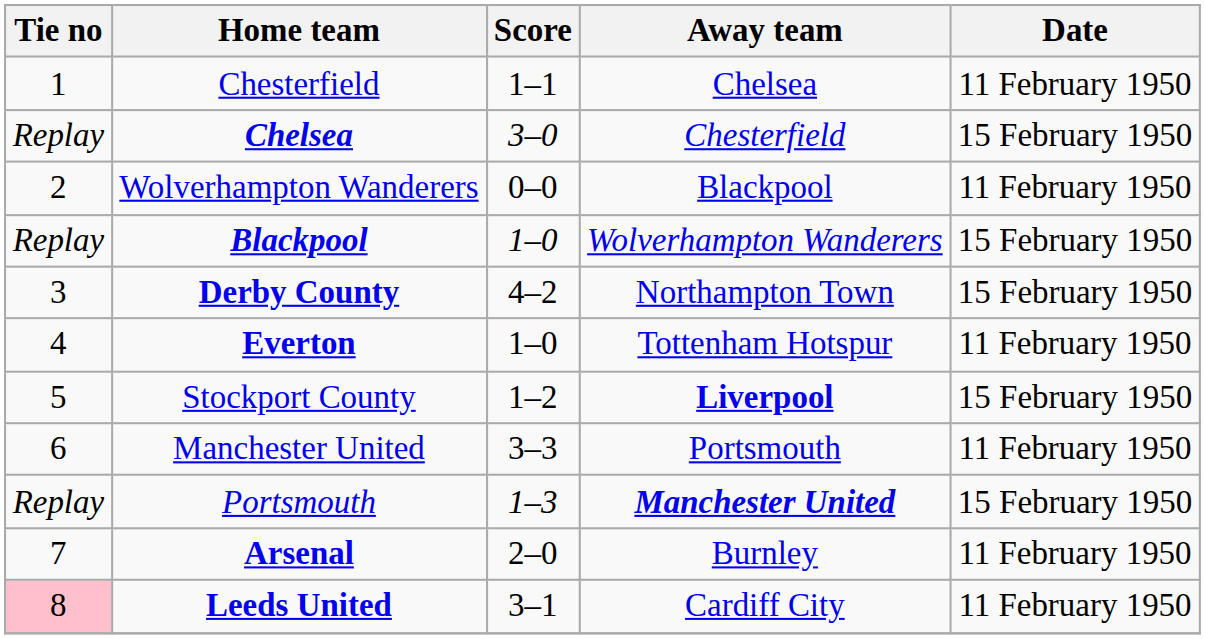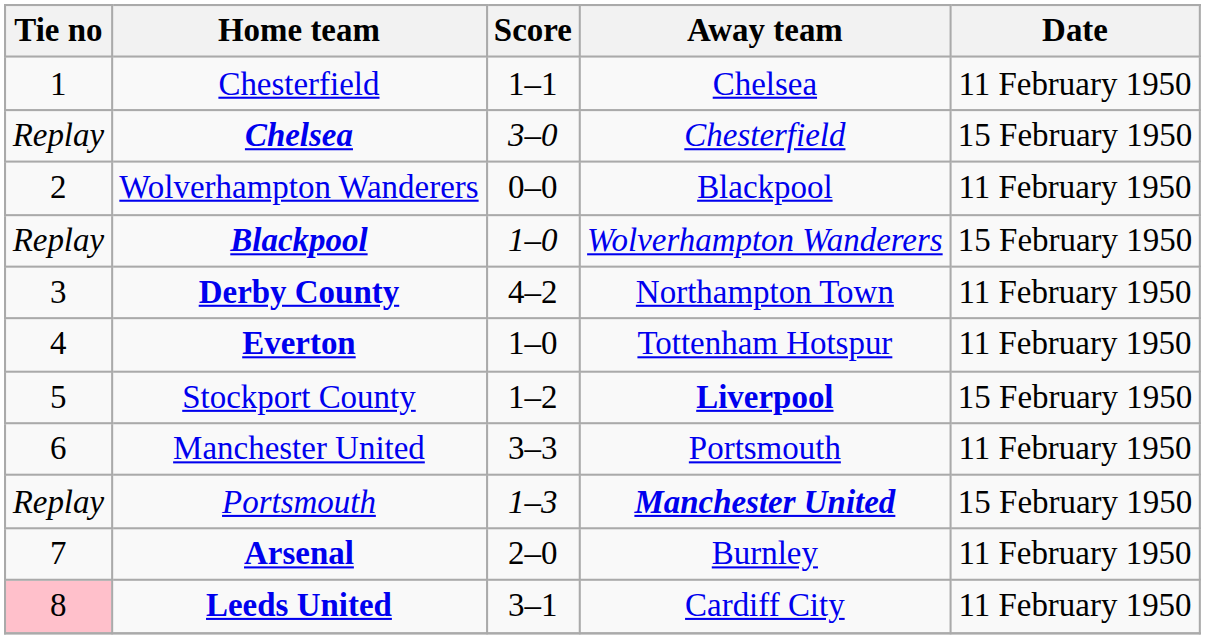(1075, 291) 15 February 1950 -> (1075, 291) 11 February 1950
